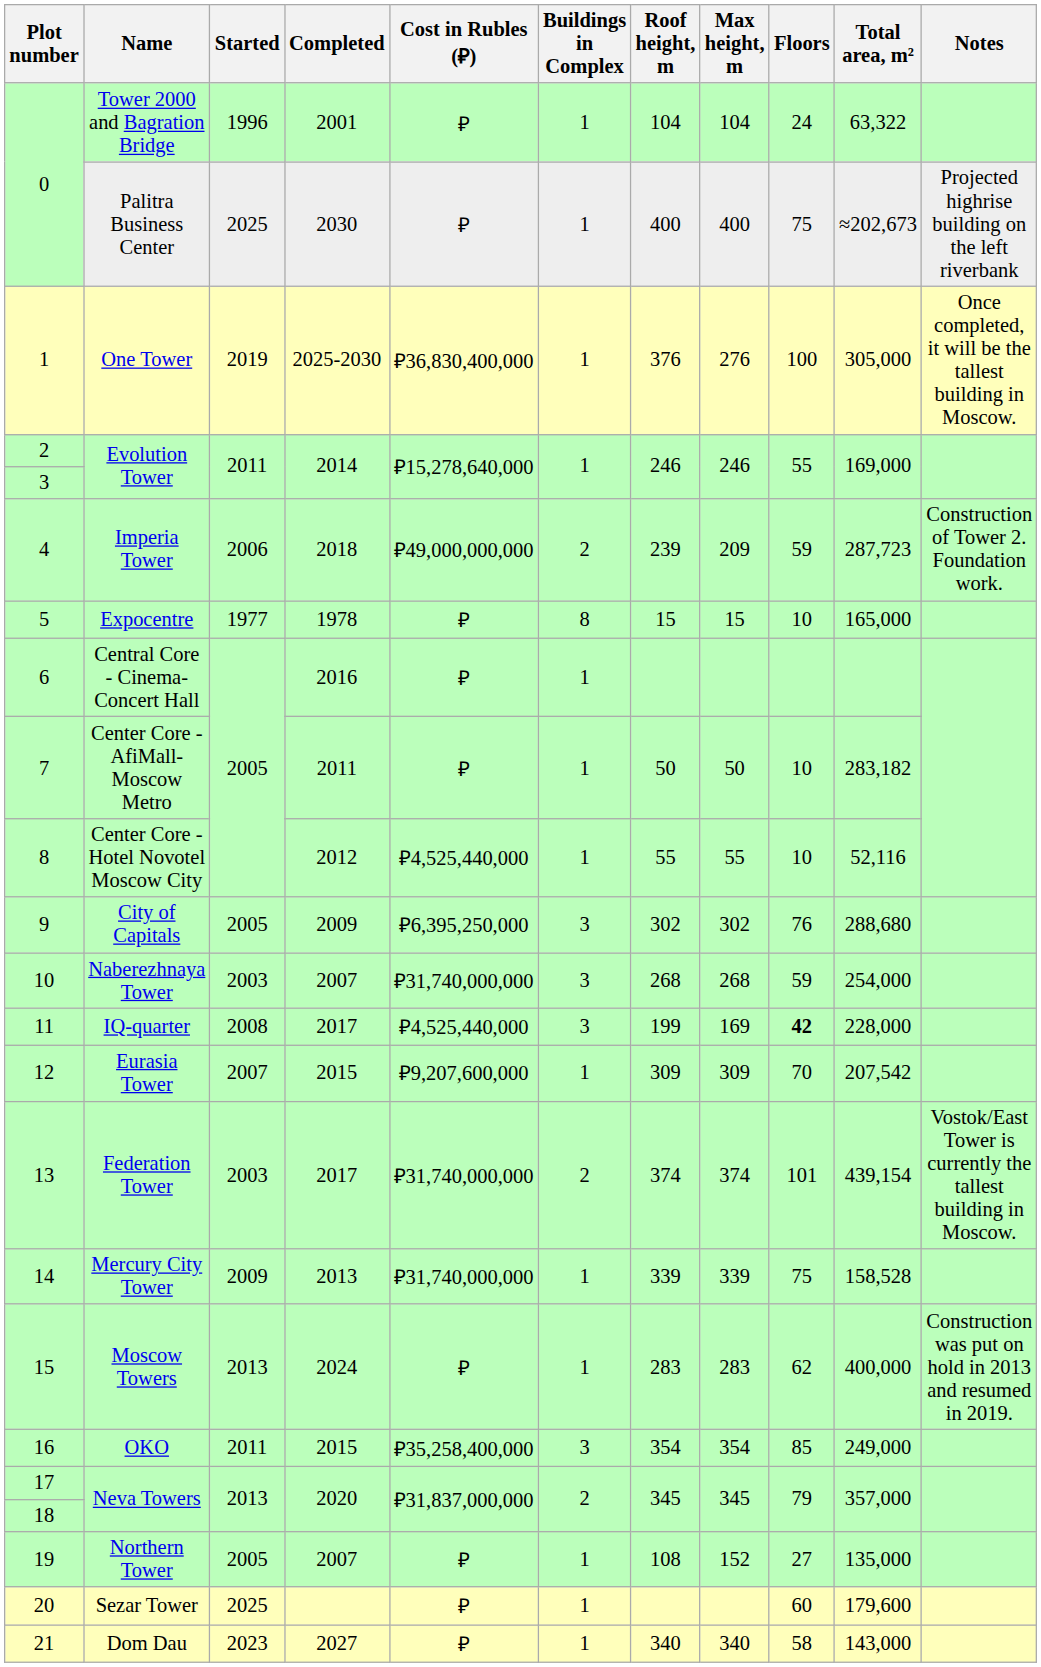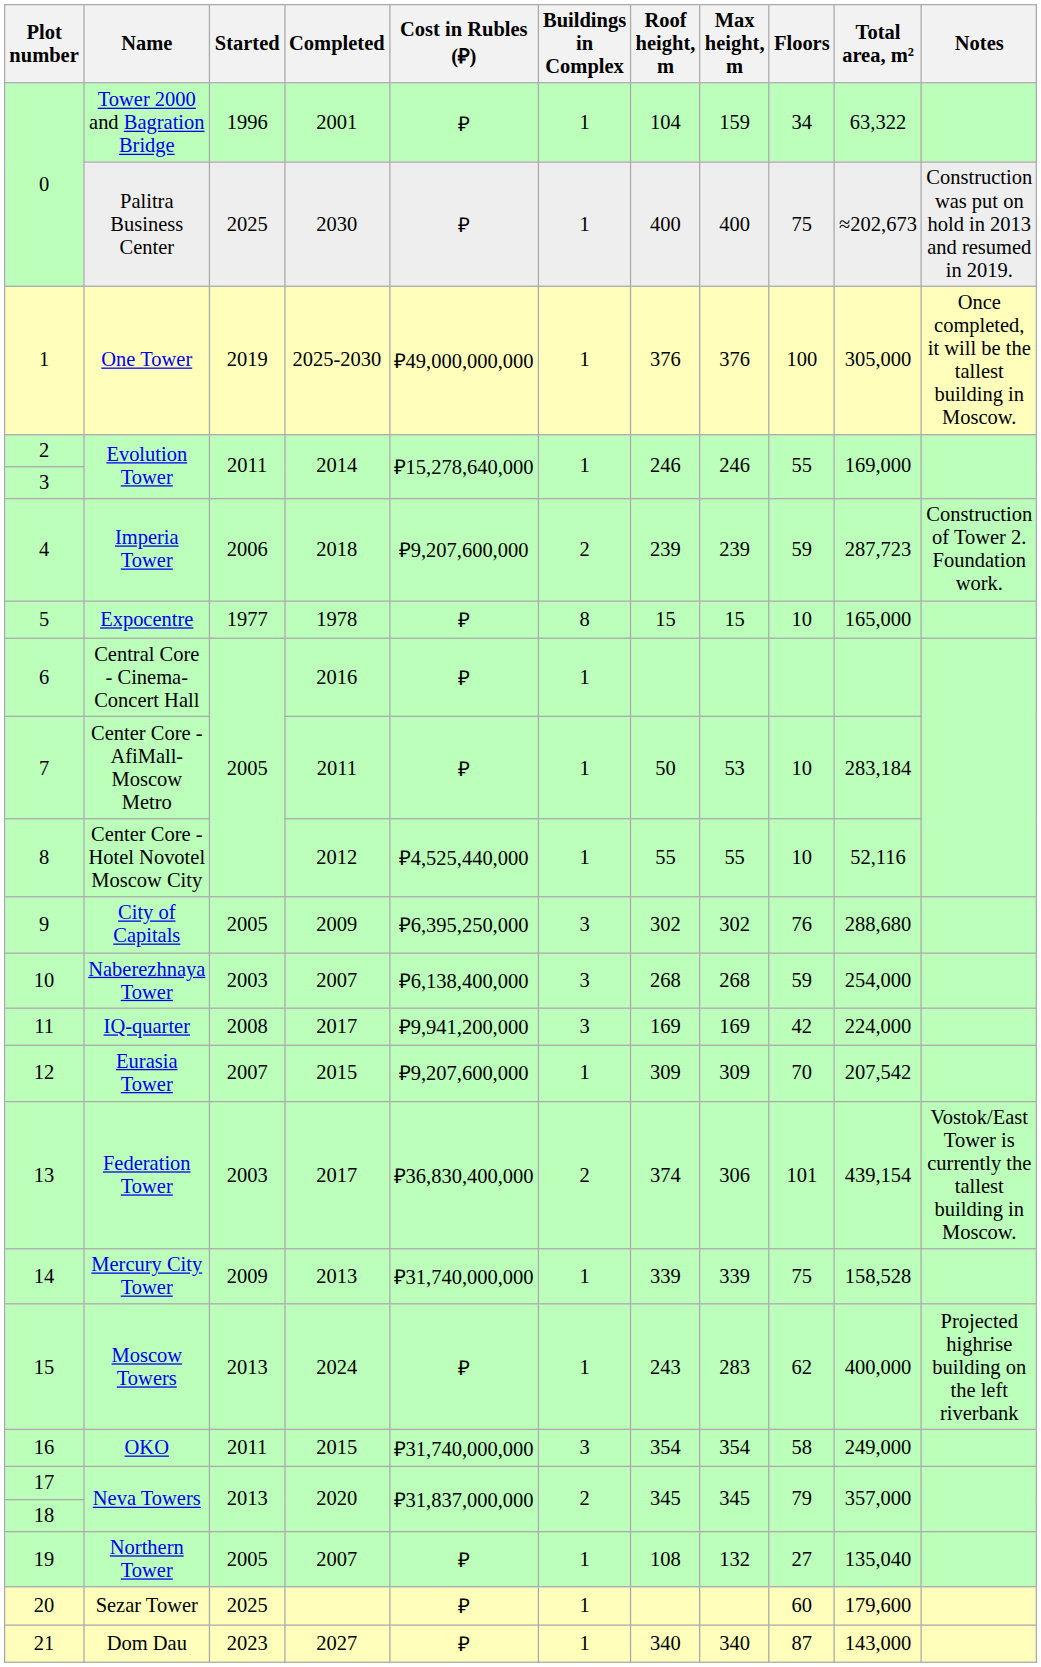(735, 122) 104 -> (735, 122) 159
(802, 122) 24 -> (802, 122) 34
(979, 223) Projected highrise building on the left riverbank -> (979, 223) Construction was put on hold in 2013 and resumed in 2019.
(464, 361) ₽36,830,400,000 -> (464, 361) ₽49,000,000,000
(735, 360) 276 -> (735, 360) 376
(464, 550) ₽49,000,000,000 -> (464, 550) ₽9,207,600,000
(735, 549) 209 -> (735, 549) 239
(735, 767) 50 -> (735, 767) 53
(878, 767) 283,182 -> (878, 767) 283,184
(464, 981) ₽31,740,000,000 -> (464, 981) ₽6,138,400,000
(464, 1027) ₽4,525,440,000 -> (464, 1027) ₽9,941,200,000
(665, 1026) 199 -> (665, 1026) 169
(802, 1026) bold -> (802, 1026) normal
(878, 1026) 228,000 -> (878, 1026) 224,000
(464, 1176) ₽31,740,000,000 -> (464, 1176) ₽36,830,400,000
(735, 1174) 374 -> (735, 1174) 306
(665, 1366) 283 -> (665, 1366) 243
(979, 1366) Construction was put on hold in 2013 and resumed in 2019. -> (979, 1366) Projected highrise building on the left riverbank
(464, 1448) ₽35,258,400,000 -> (464, 1448) ₽31,740,000,000
(802, 1447) 85 -> (802, 1447) 58
(735, 1559) 152 -> (735, 1559) 132
(878, 1559) 135,000 -> (878, 1559) 135,040
(802, 1643) 58 -> (802, 1643) 87
